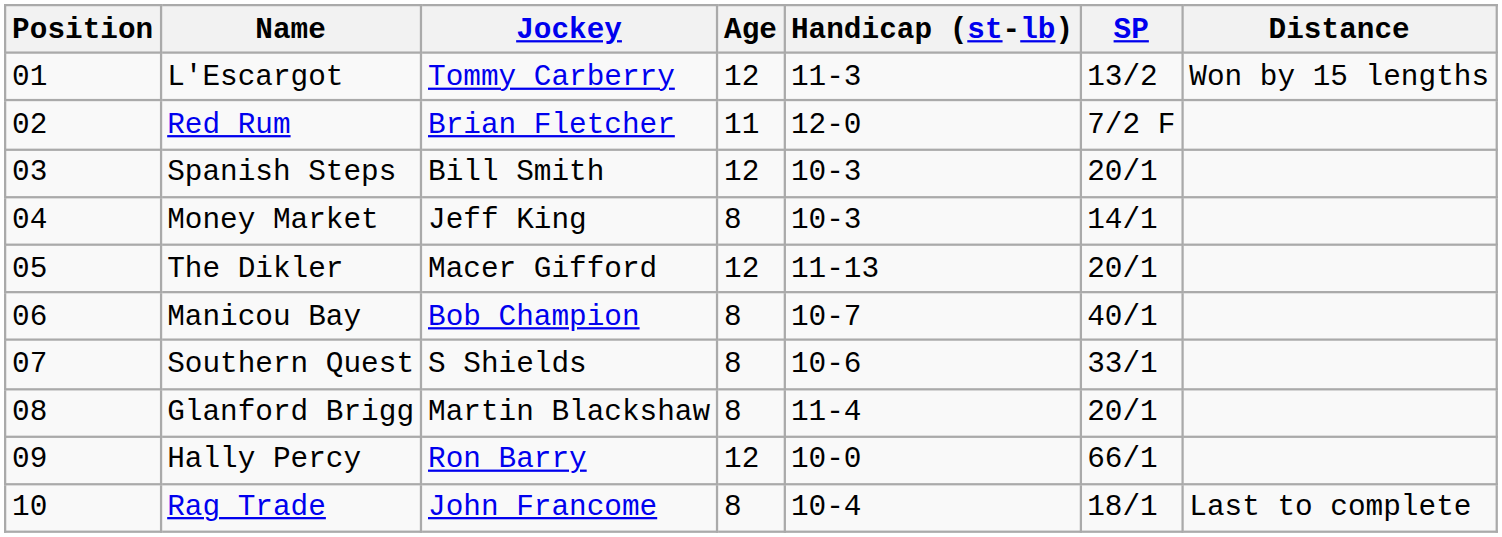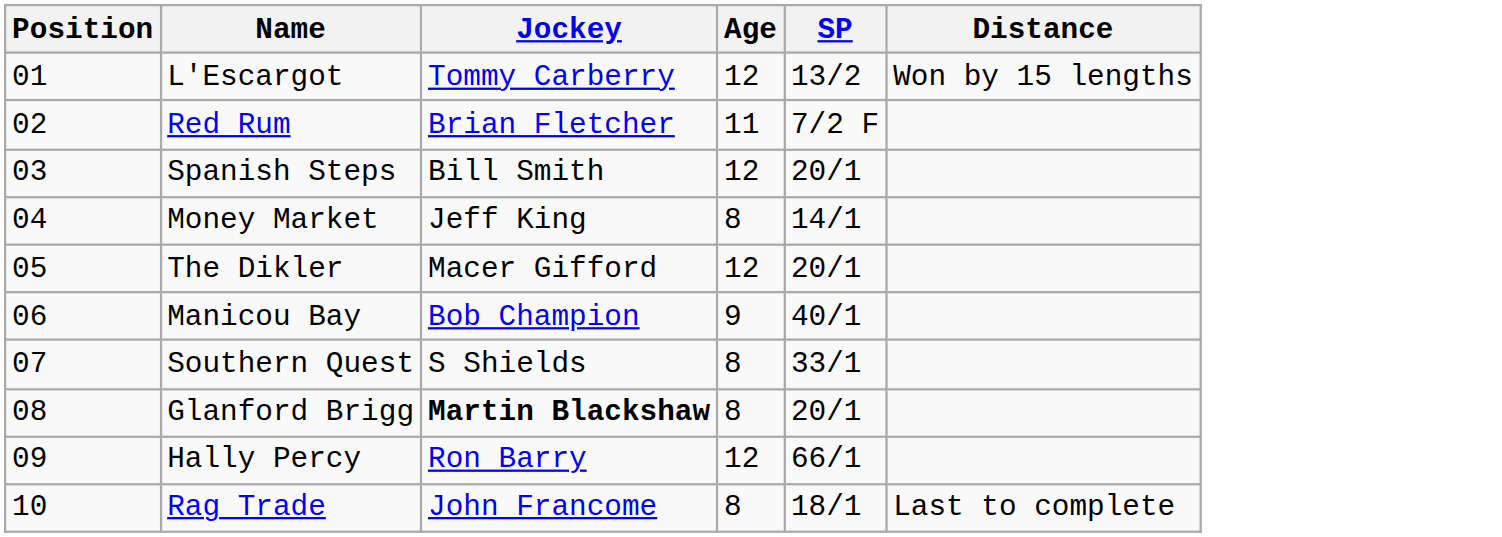- column: (932, 29)
(733, 316) 8 -> (733, 316) 9
(569, 412) normal -> (569, 412) bold
